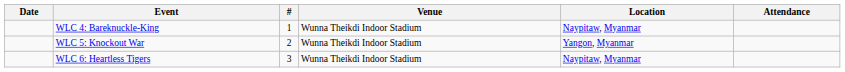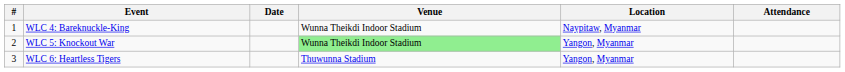columns swapped: (289, 12) <-> (29, 12)
(361, 44) no background -> (361, 44) lightgreen background
(361, 59) Wunna Theikdi Indoor Stadium -> (338, 59) Thuwunna Stadium
(602, 59) Naypitaw, Myanmar -> (598, 59) Yangon, Myanmar
